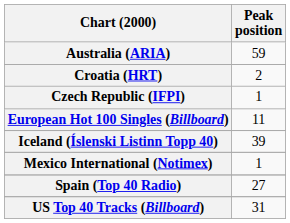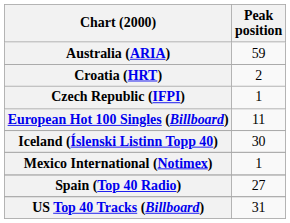(259, 141) 39 -> (259, 141) 30
